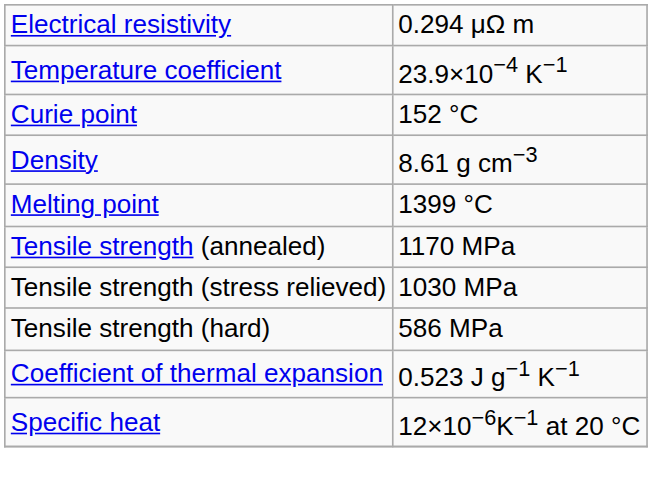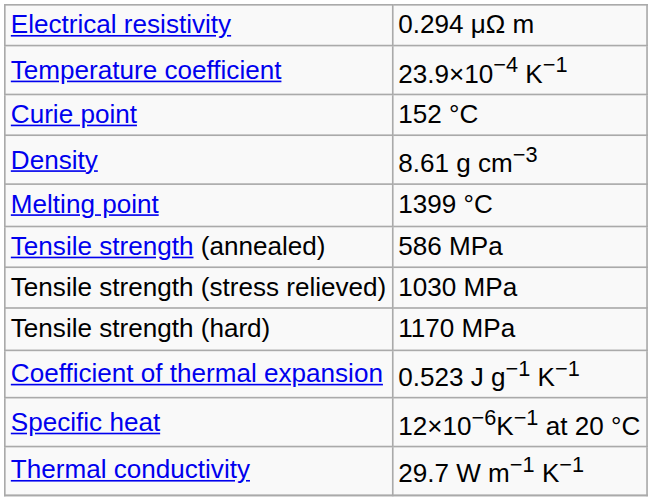(457, 246) 1170 MPa -> (450, 246) 586 MPa
(450, 328) 586 MPa -> (457, 328) 1170 MPa
+ row: (130, 470)
